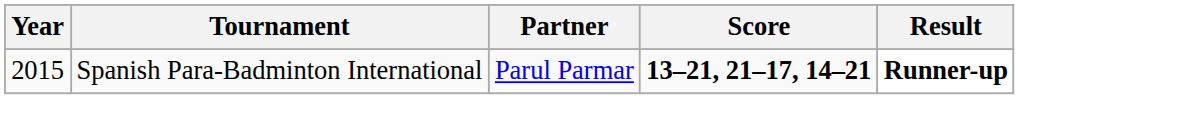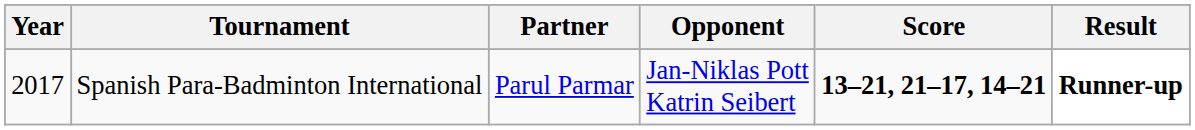+ column: (728, 26)
(38, 70) 2015 -> (38, 86) 2017
